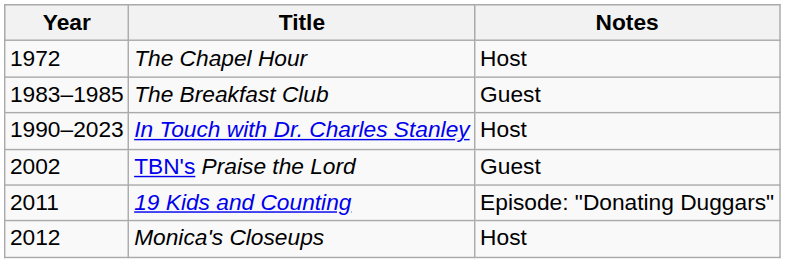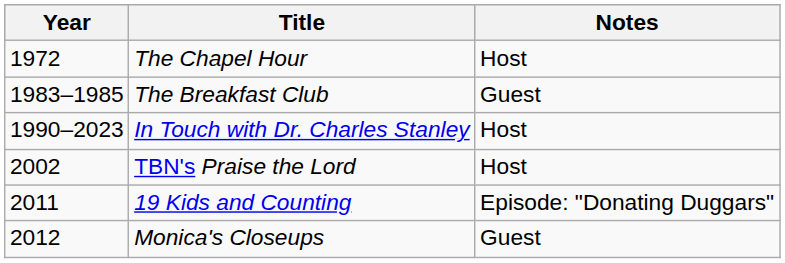(510, 166) Guest -> (503, 166) Host
(503, 238) Host -> (510, 238) Guest
